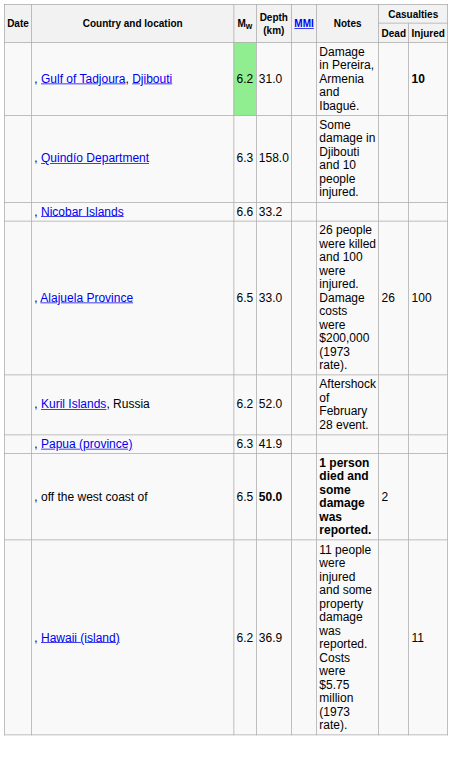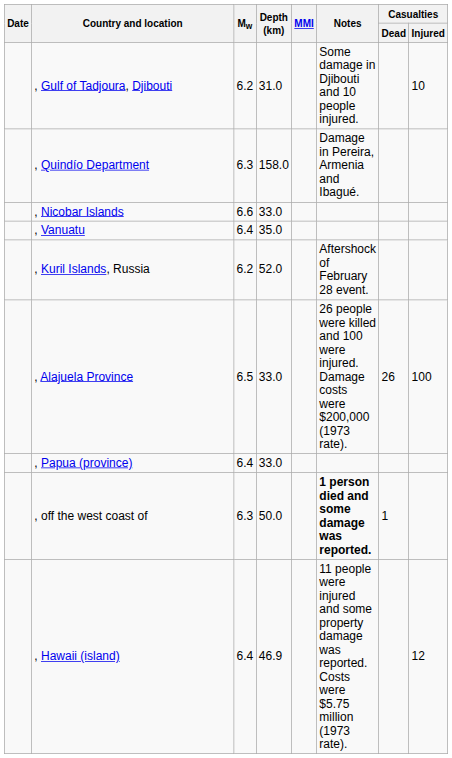(245, 79) lightgreen background -> (245, 85) no background
(347, 79) Damage in Pereira, Armenia and Ibagué. -> (347, 85) Some damage in Djibouti and 10 people injured.
(418, 79) bold -> (418, 85) normal
(347, 158) Some damage in Djibouti and 10 people injured. -> (347, 165) Damage in Pereira, Armenia and Ibagué.
(270, 211) 33.2 -> (270, 211) 33.0
+ row: (60, 230)
rows swapped: (92, 404) <-> (84, 298)
(245, 444) 6.3 -> (245, 463) 6.4
(270, 444) 41.9 -> (270, 463) 33.0
(245, 497) 6.5 -> (245, 516) 6.3
(270, 497) bold -> (270, 516) normal
(385, 497) 2 -> (385, 516) 1
(245, 637) 6.2 -> (245, 656) 6.4
(270, 637) 36.9 -> (270, 656) 46.9
(418, 637) 11 -> (418, 656) 12
